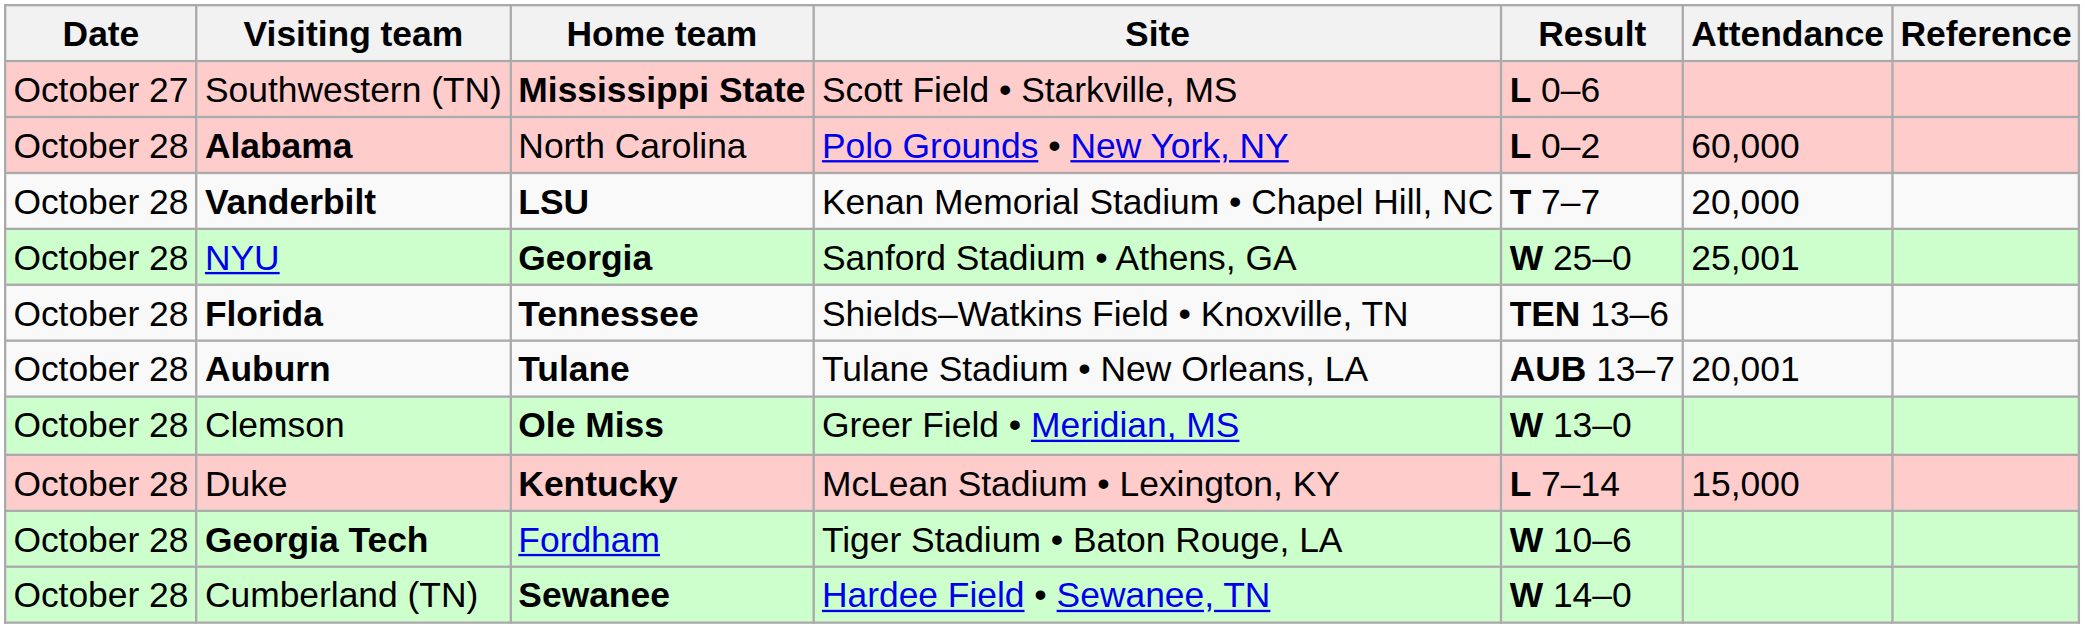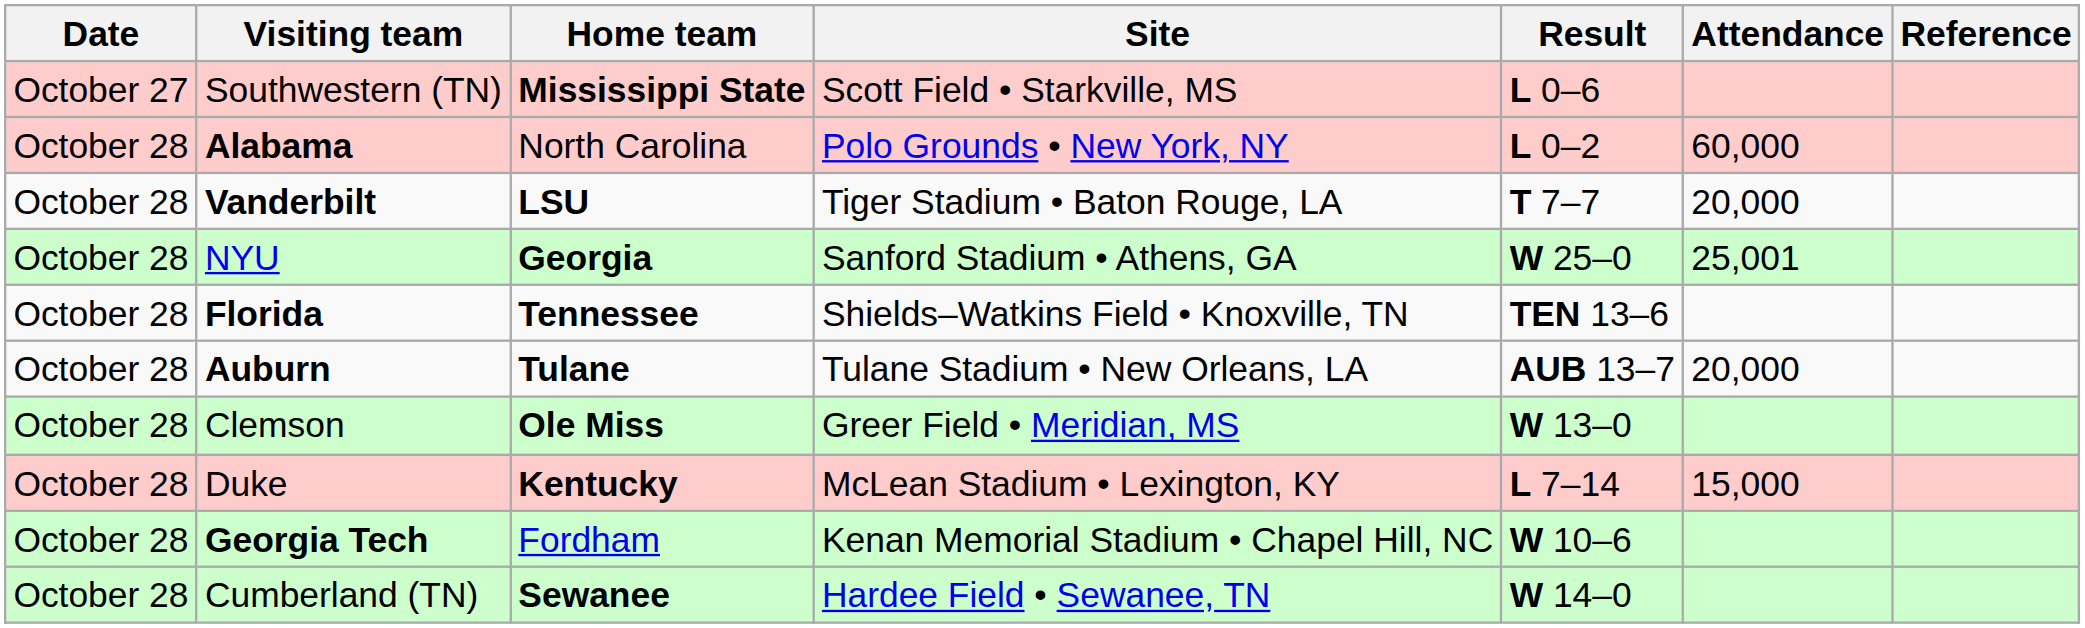(1158, 202) Kenan Memorial Stadium • Chapel Hill, NC -> (1082, 202) Tiger Stadium • Baton Rouge, LA
(1745, 370) 20,001 -> (1745, 370) 20,000
(1082, 538) Tiger Stadium • Baton Rouge, LA -> (1158, 538) Kenan Memorial Stadium • Chapel Hill, NC
